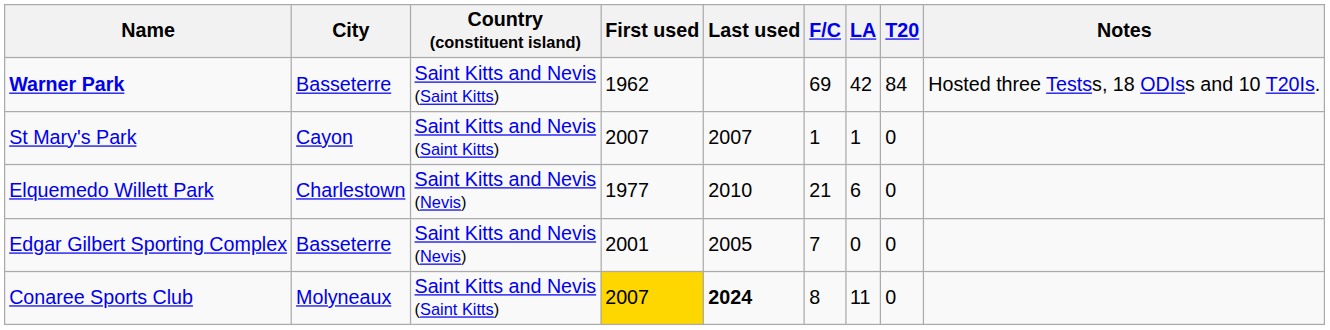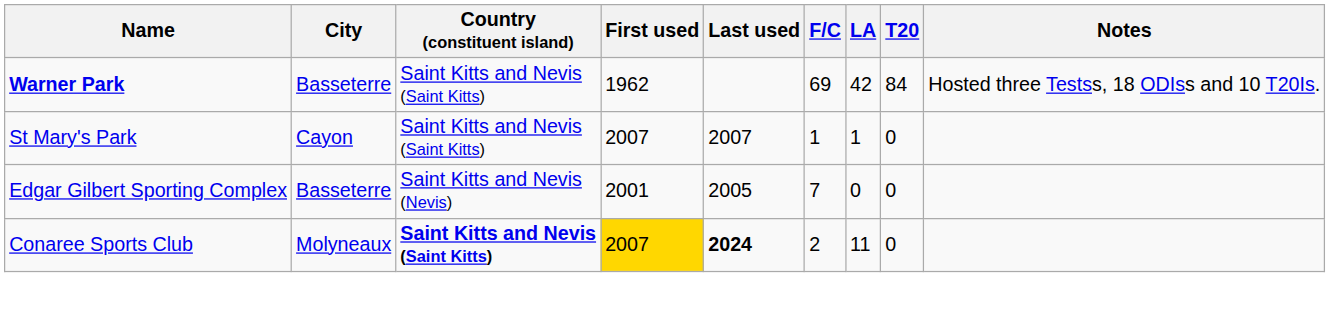- row: (111, 191)
(505, 297) normal -> (498, 244) bold
(815, 297) 8 -> (815, 244) 2
